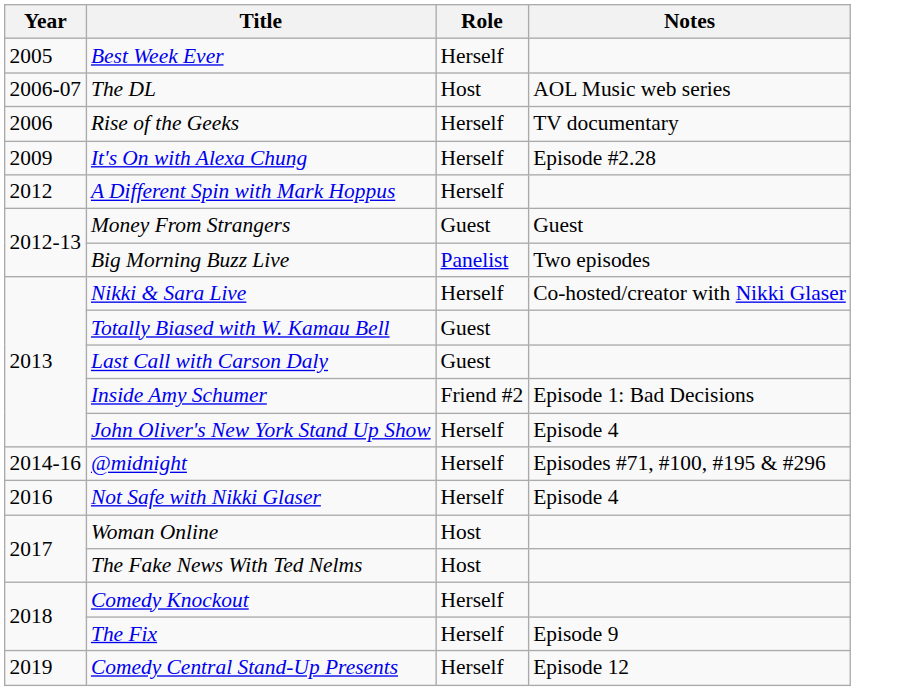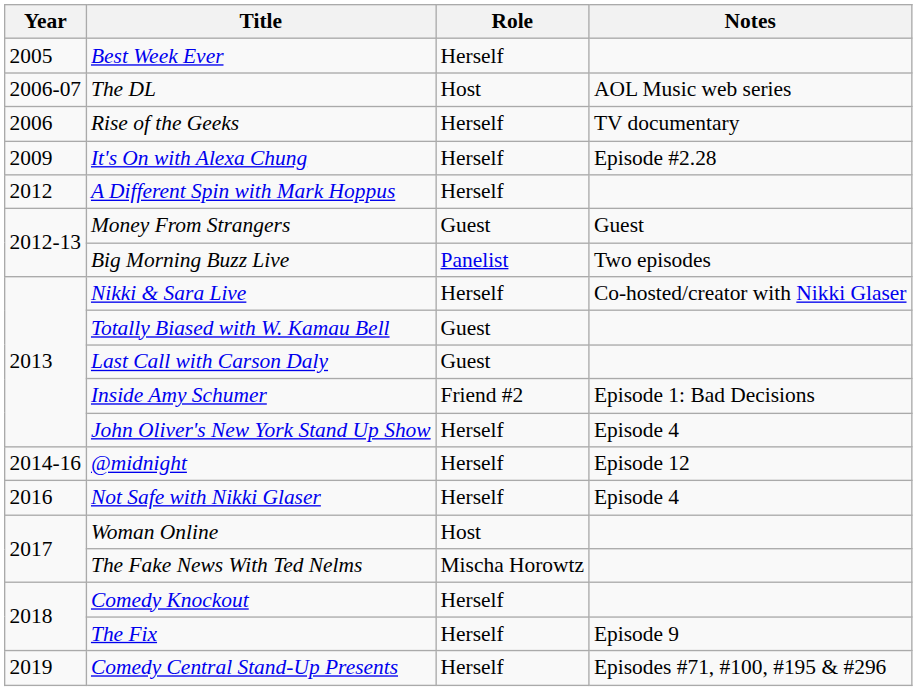(679, 463) Episodes #71, #100, #195 & #296 -> (642, 463) Episode 12
(461, 565) Host -> (512, 565) Mischa Horowtz
(581, 667) Episode 12 -> (740, 667) Episodes #71, #100, #195 & #296
